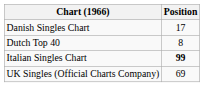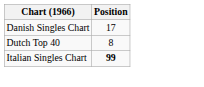- row: (83, 74)
